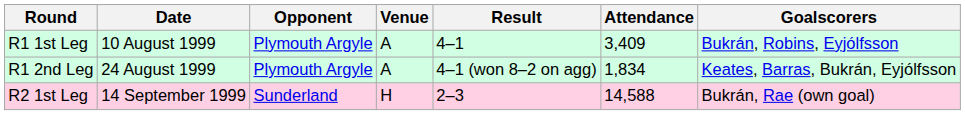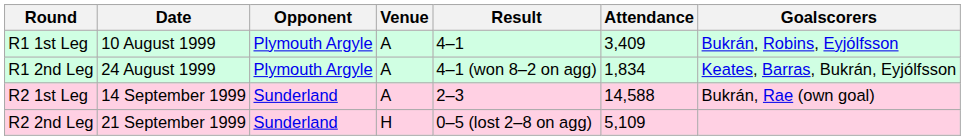(386, 95) H -> (386, 95) A
+ row: (51, 122)
